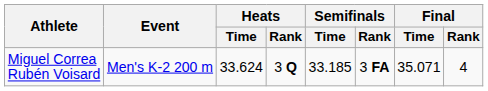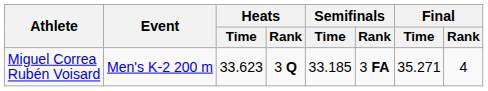(241, 67) 33.624 -> (241, 67) 33.623
(419, 67) 35.071 -> (419, 67) 35.271
